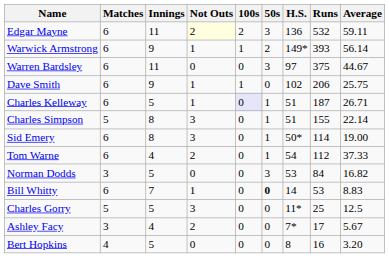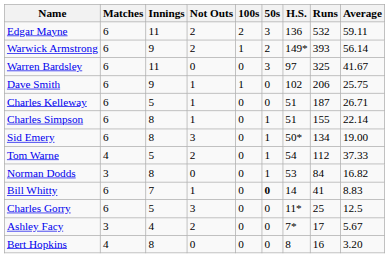(193, 31) lightyellow background -> (193, 31) no background
(193, 48) 1 -> (193, 48) 2
(321, 66) 375 -> (321, 66) 325
(356, 66) 44.67 -> (356, 66) 41.67
(241, 102) lavender background -> (241, 102) no background
(267, 102) 1 -> (267, 102) 0
(106, 119) 5 -> (106, 119) 6
(193, 119) 3 -> (193, 119) 1
(321, 137) 114 -> (321, 137) 134
(106, 155) 6 -> (106, 155) 4
(151, 155) 4 -> (151, 155) 5
(151, 173) 5 -> (151, 173) 8
(267, 173) 3 -> (267, 173) 1
(318, 191) 53 -> (318, 191) 41
(106, 208) 5 -> (106, 208) 6
(151, 244) 5 -> (151, 244) 8
